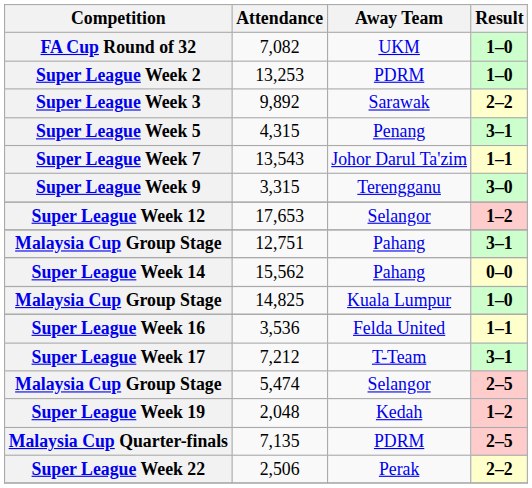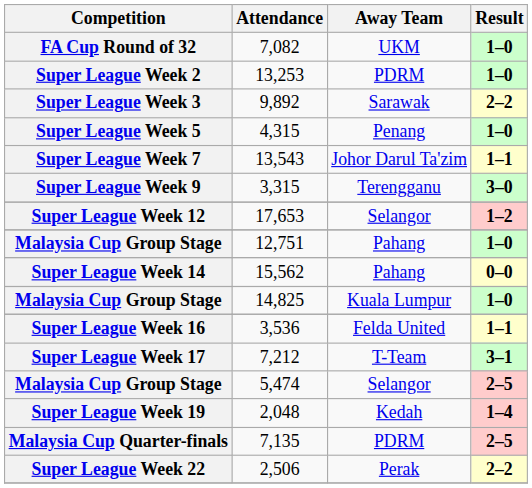(499, 131) 3–1 -> (499, 131) 1–0
(499, 243) 3–1 -> (499, 243) 1–0
(499, 412) 1–2 -> (499, 412) 1–4
